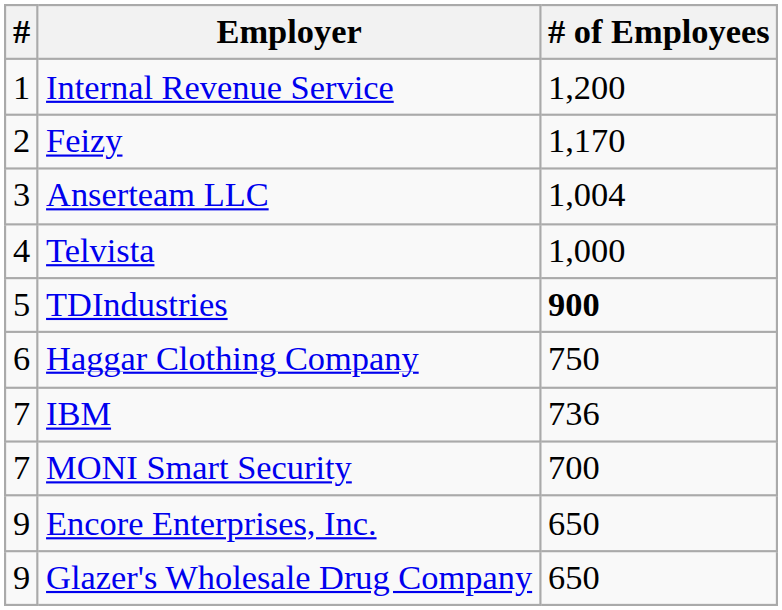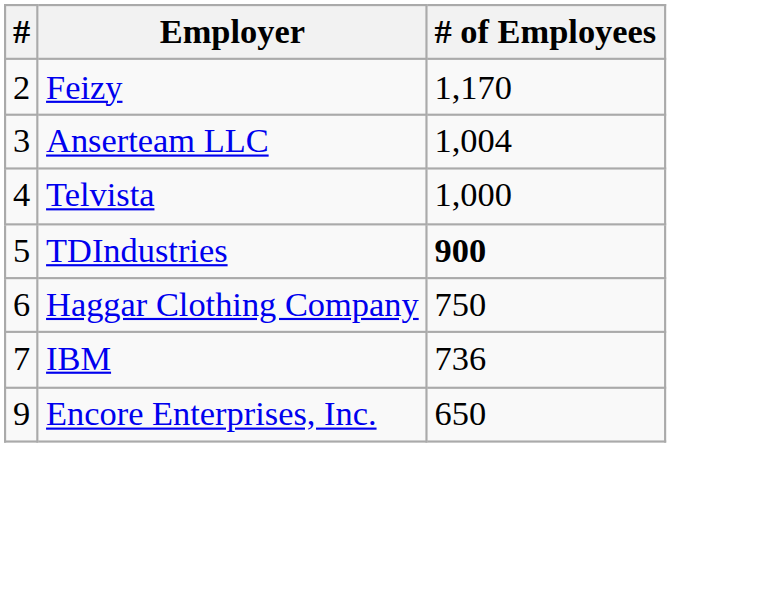- row: (220, 86)
- row: (199, 468)
- row: (289, 577)
